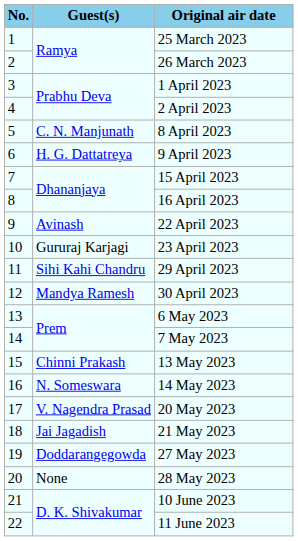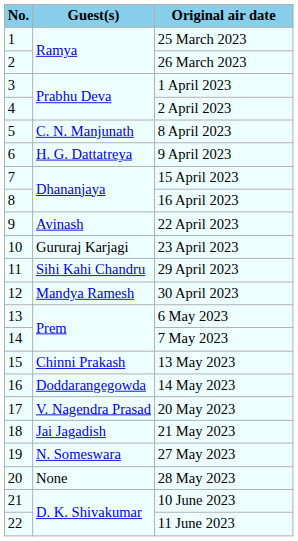(78, 385) N. Someswara -> (91, 385) Doddarangegowda
(91, 454) Doddarangegowda -> (78, 454) N. Someswara
